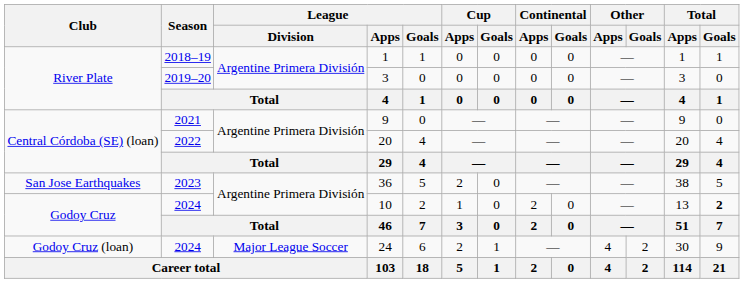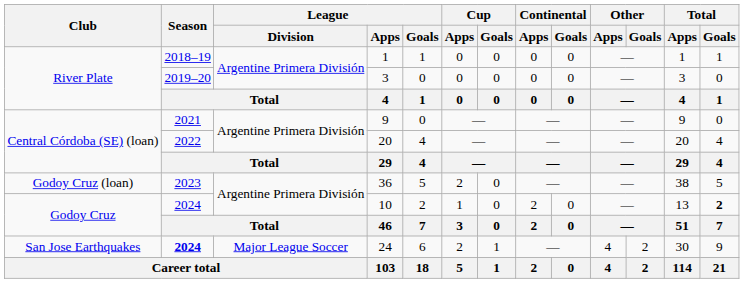(83, 183) San Jose Earthquakes -> (83, 183) Godoy Cruz (loan)
(83, 246) Godoy Cruz (loan) -> (83, 246) San Jose Earthquakes
(188, 246) normal -> (188, 246) bold
